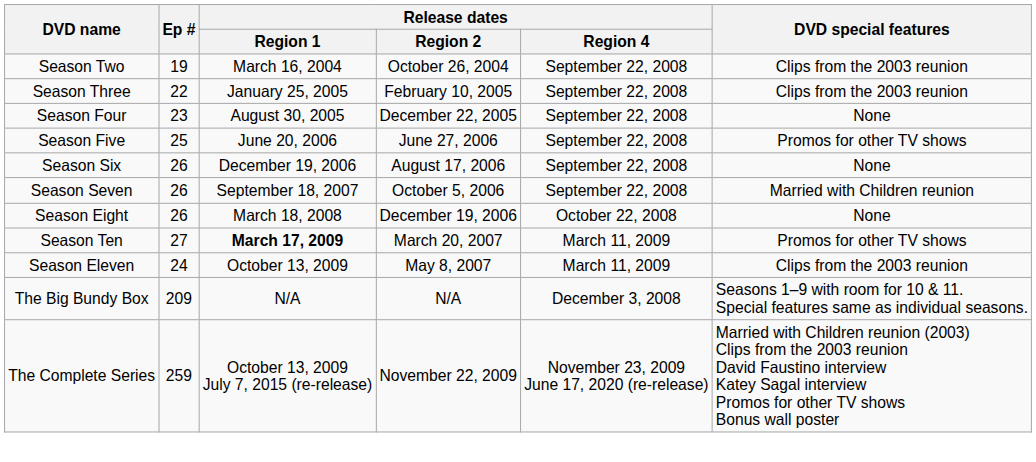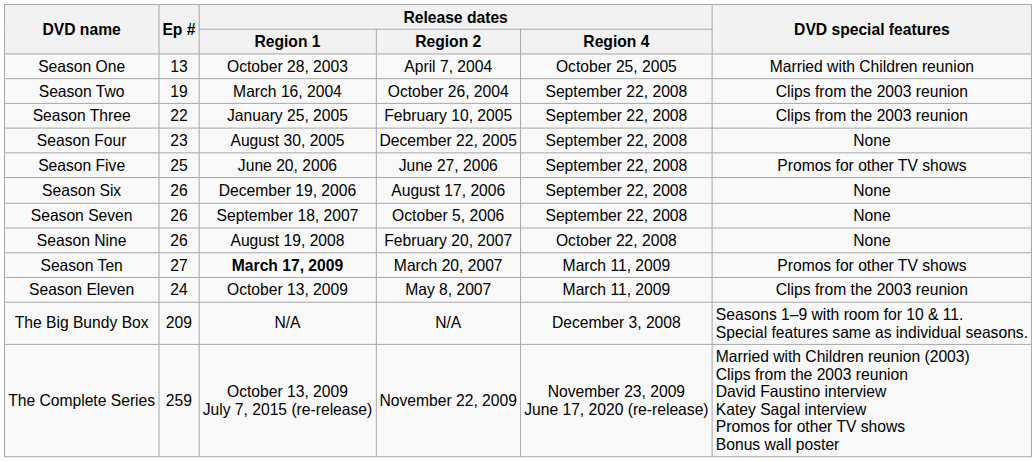+ row: (82, 67)
(872, 191) Married with Children reunion -> (872, 215) None
- row: (82, 215)
+ row: (82, 240)
